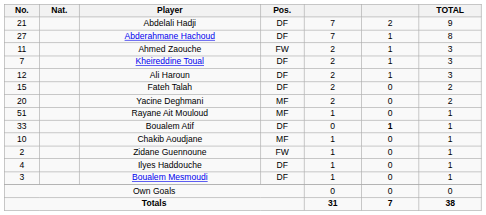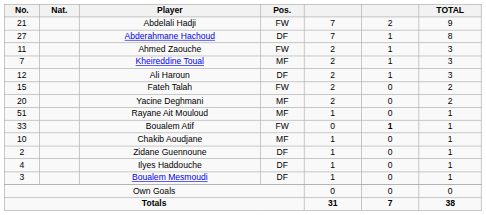(282, 23) DF -> (282, 23) FW
(282, 62) DF -> (282, 62) MF
(282, 87) DF -> (282, 87) FW
(282, 126) DF -> (282, 126) FW
(282, 152) FW -> (282, 152) DF
